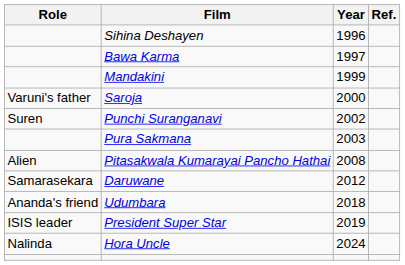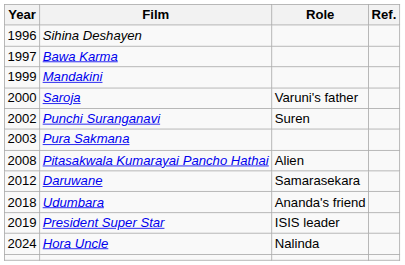columns swapped: (351, 14) <-> (53, 14)
